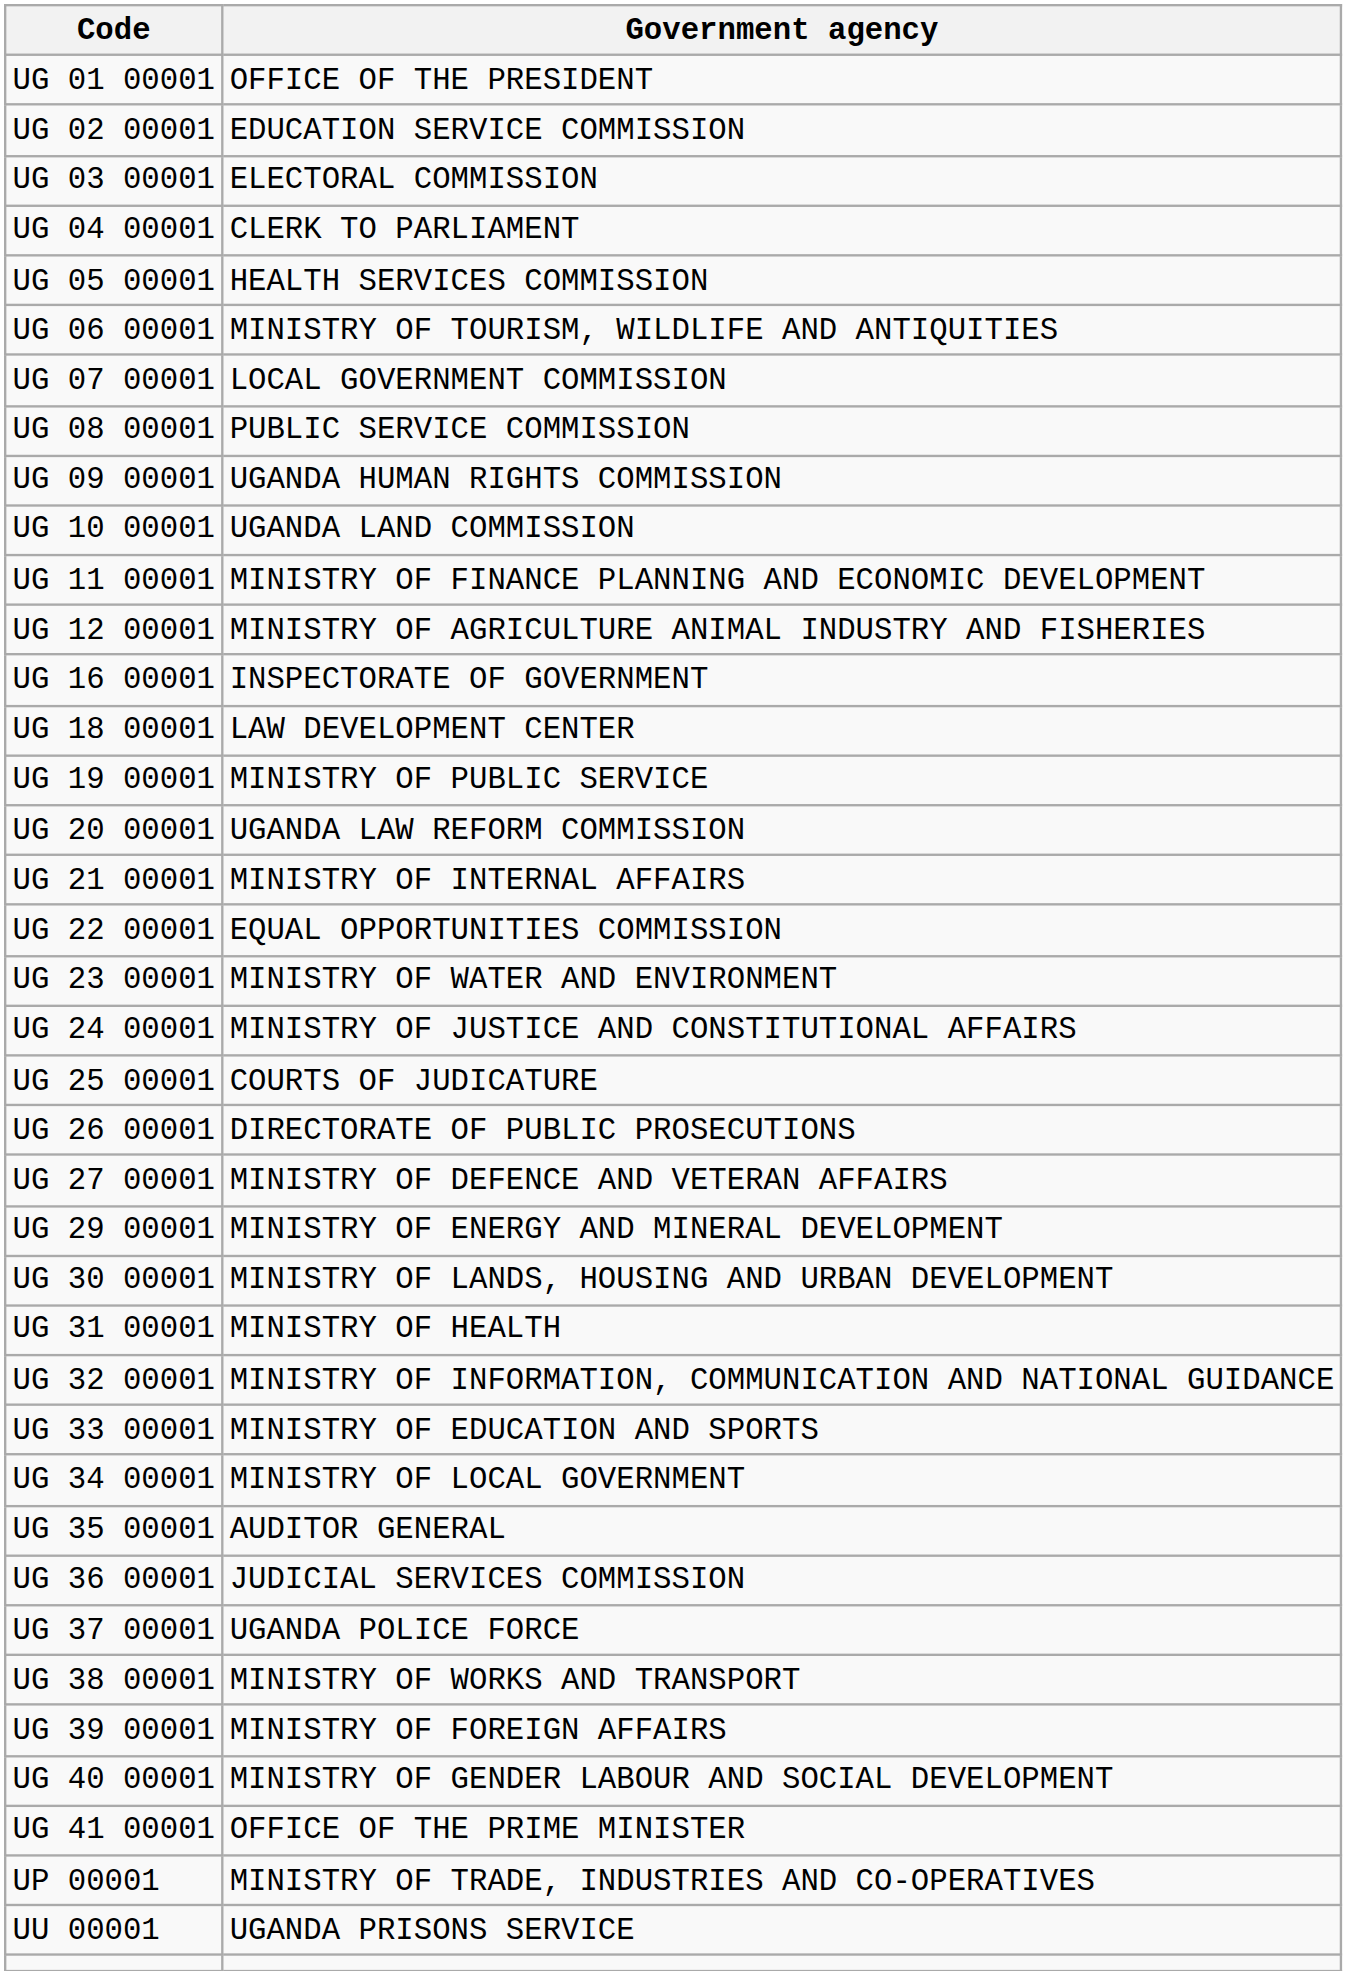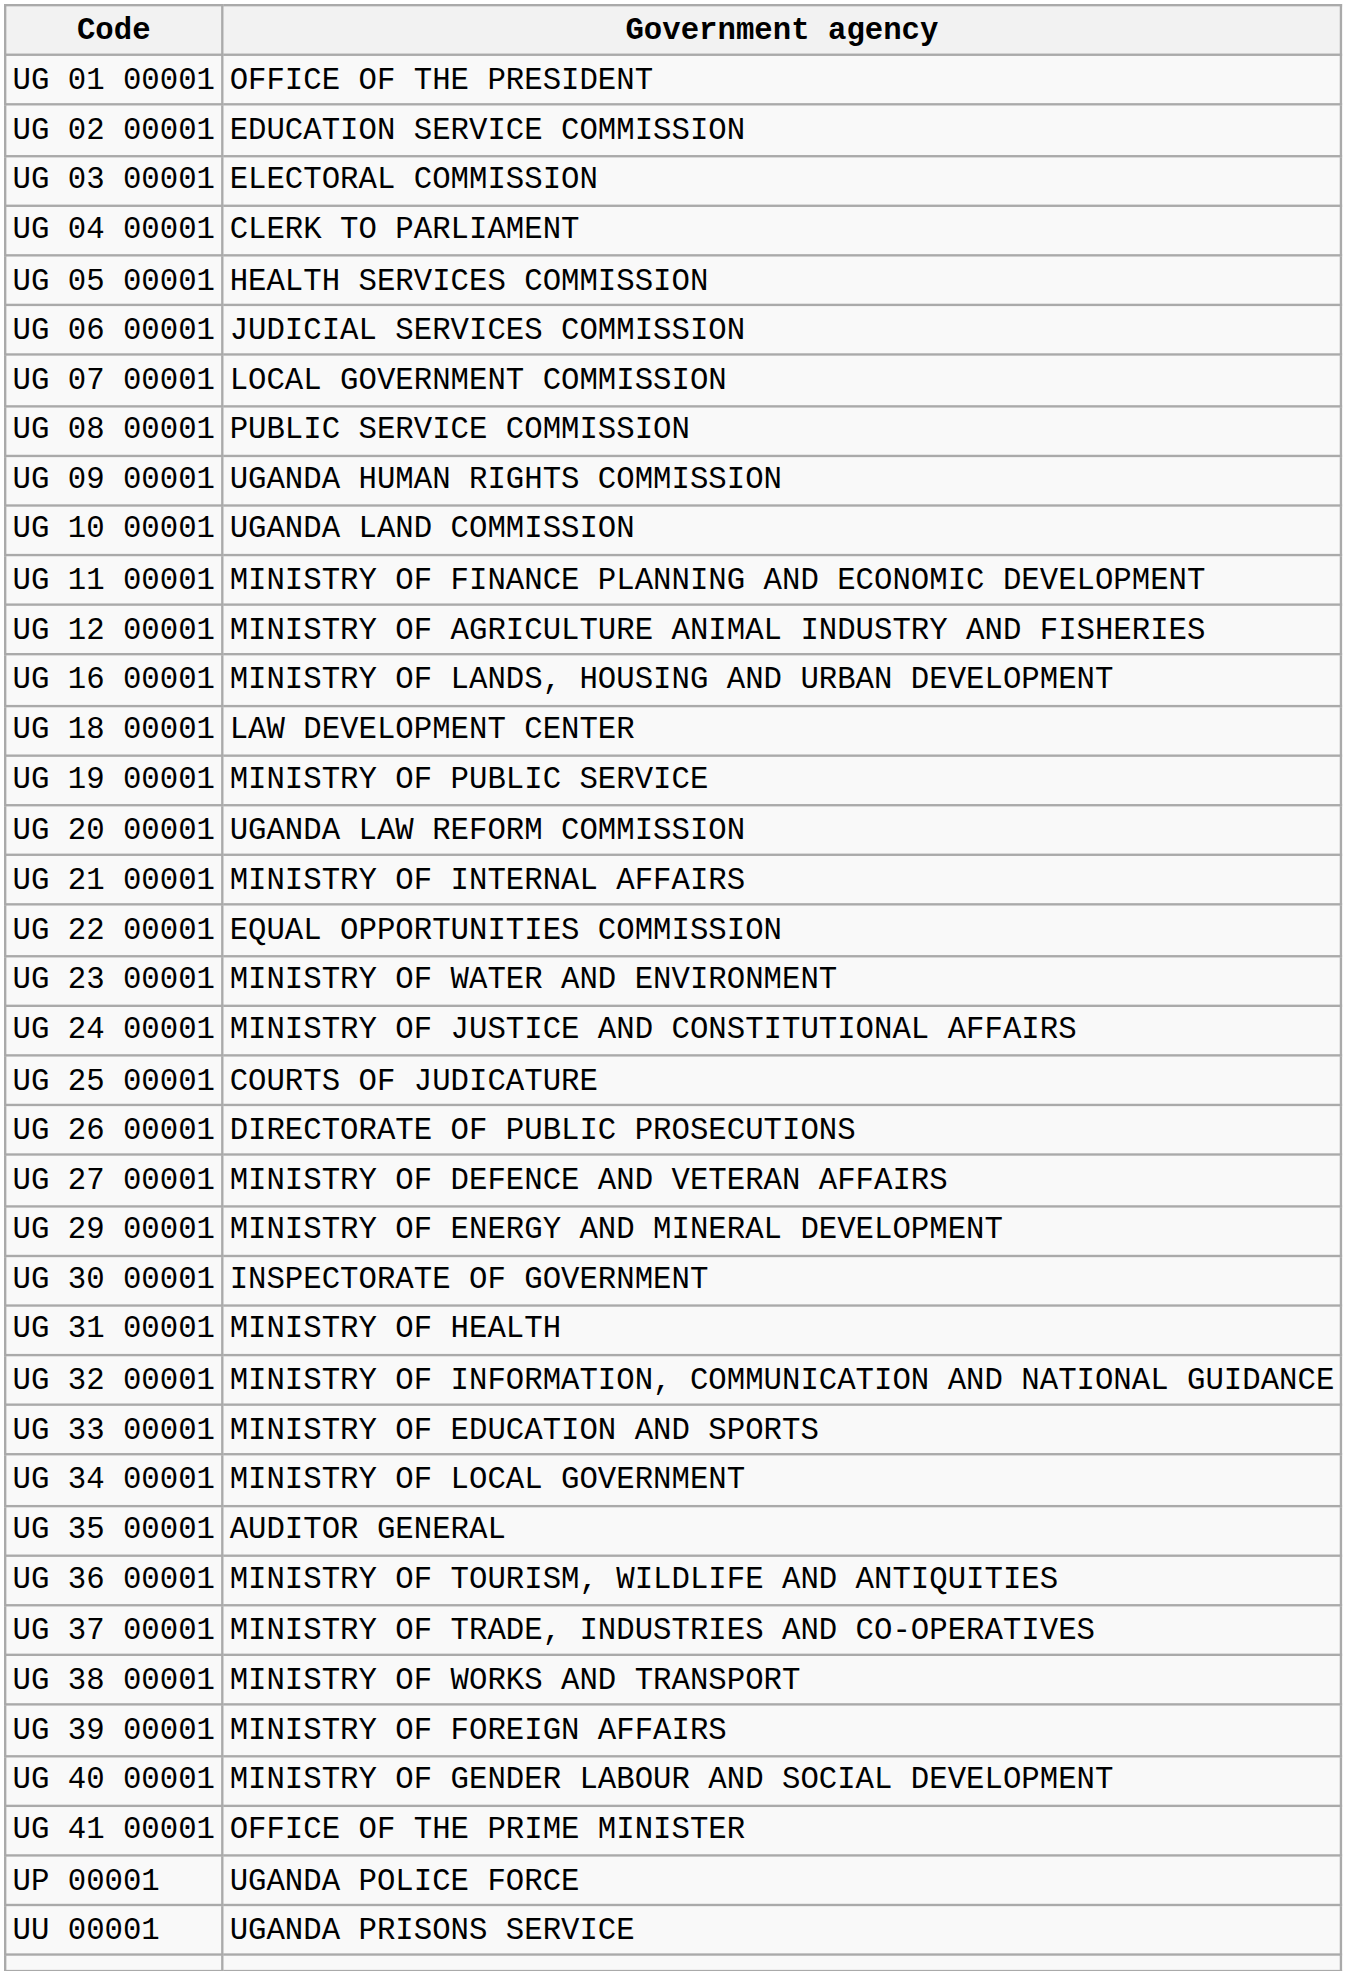(644, 330) MINISTRY OF TOURISM, WILDLIFE AND ANTIQUITIES -> (487, 330) JUDICIAL SERVICES COMMISSION
(469, 680) INSPECTORATE OF GOVERNMENT -> (672, 680) MINISTRY OF LANDS, HOUSING AND URBAN DEVELOPMENT
(672, 1280) MINISTRY OF LANDS, HOUSING AND URBAN DEVELOPMENT -> (469, 1280) INSPECTORATE OF GOVERNMENT
(487, 1580) JUDICIAL SERVICES COMMISSION -> (644, 1580) MINISTRY OF TOURISM, WILDLIFE AND ANTIQUITIES
(405, 1630) UGANDA POLICE FORCE -> (662, 1630) MINISTRY OF TRADE, INDUSTRIES AND CO-OPERATIVES
(662, 1880) MINISTRY OF TRADE, INDUSTRIES AND CO-OPERATIVES -> (405, 1880) UGANDA POLICE FORCE
